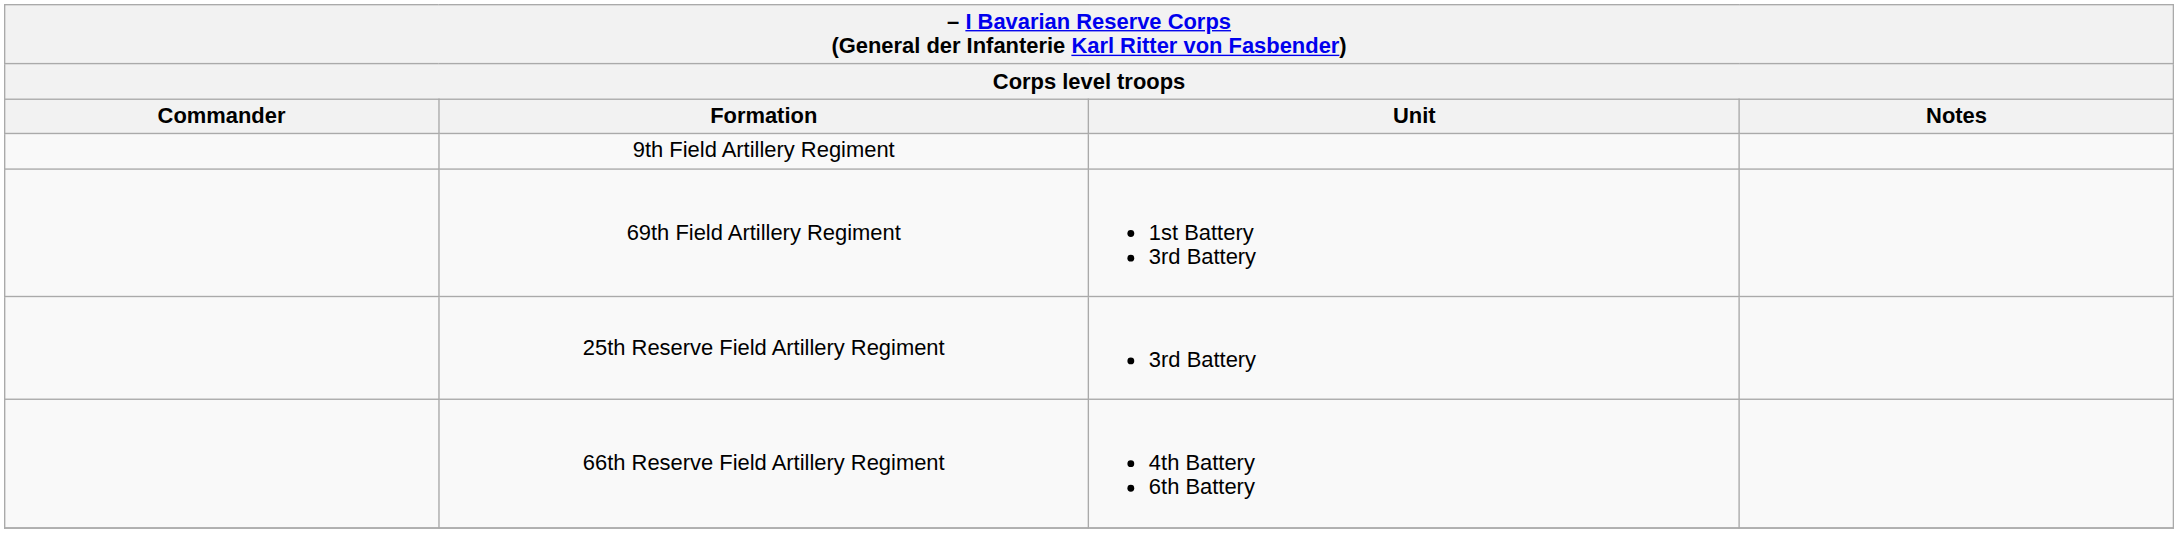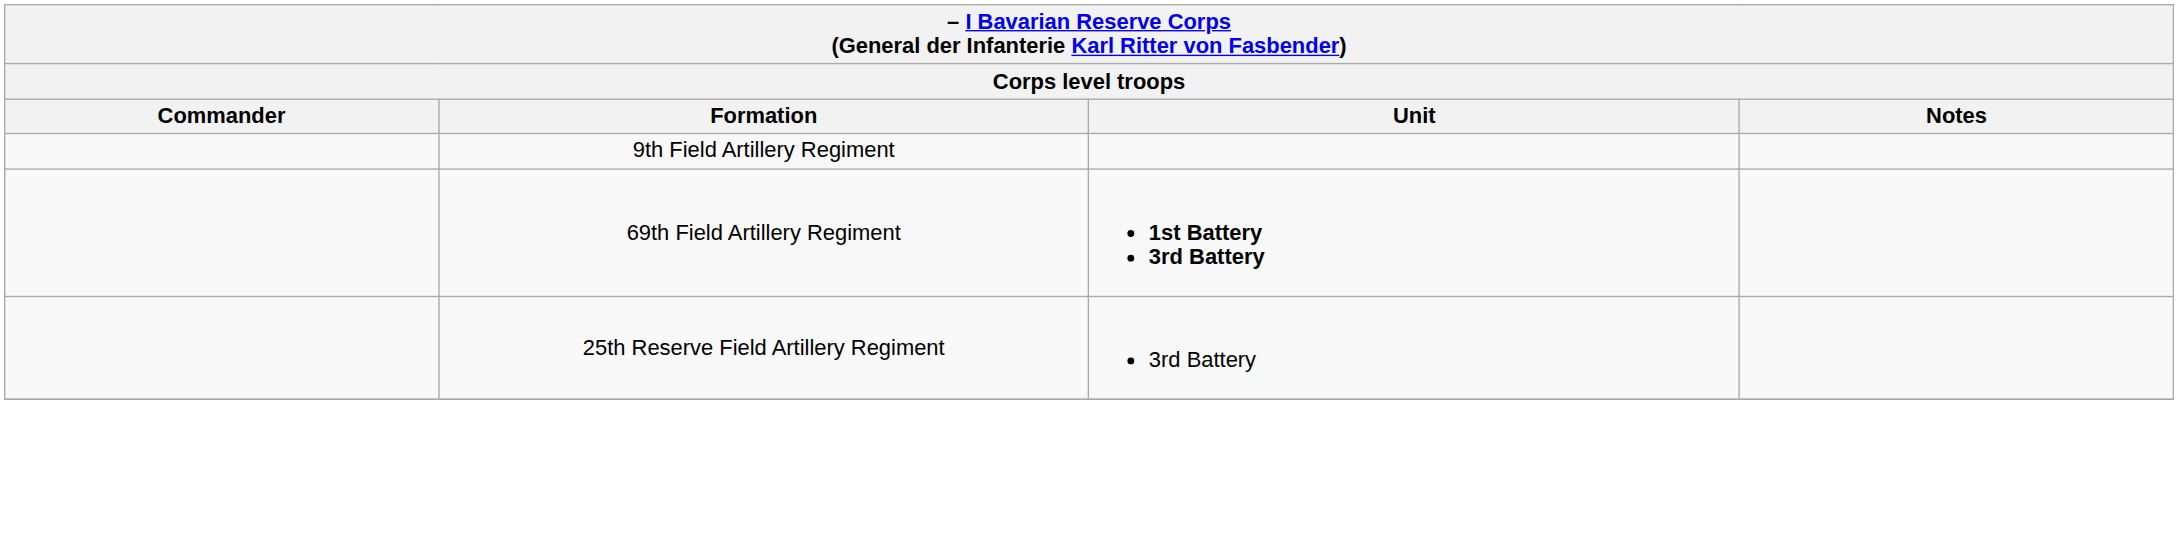(1414, 245) normal -> (1414, 245) bold
- row: (764, 463)
